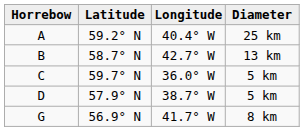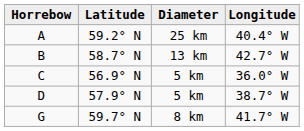columns swapped: (188, 15) <-> (262, 15)
(115, 76) 59.7° N -> (115, 76) 56.9° N
(115, 116) 56.9° N -> (115, 116) 59.7° N
